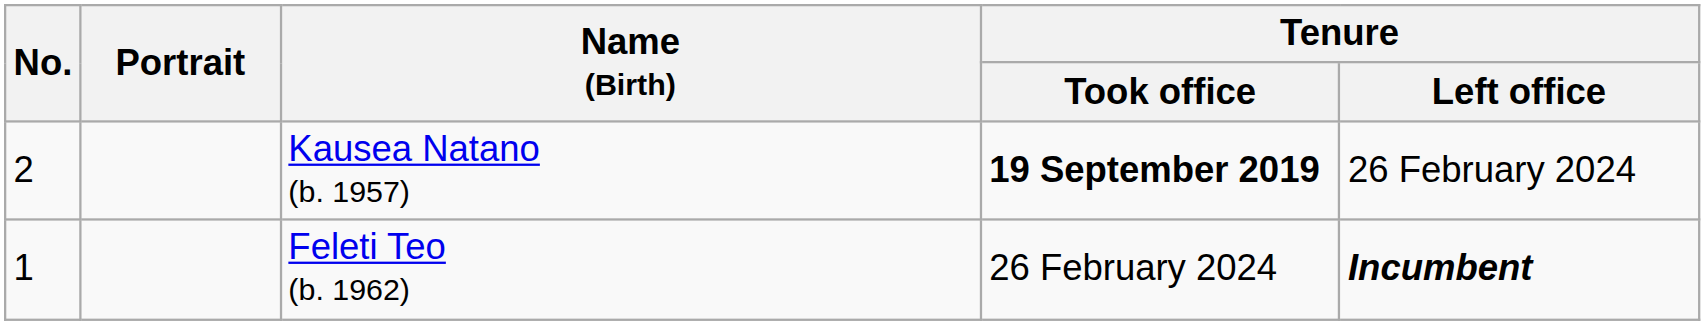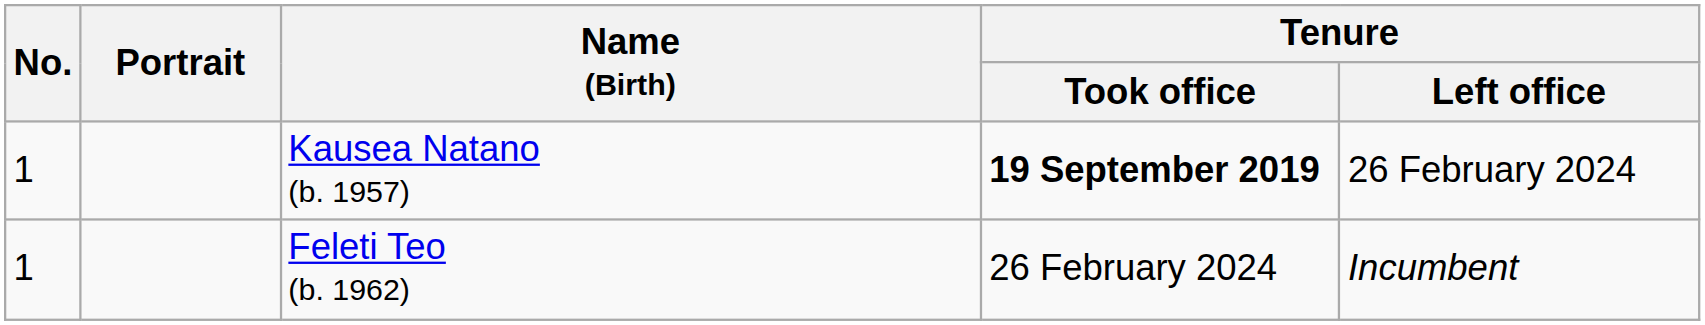(24, 169) 2 -> (24, 169) 1
(1440, 268) bold -> (1433, 268) normal
